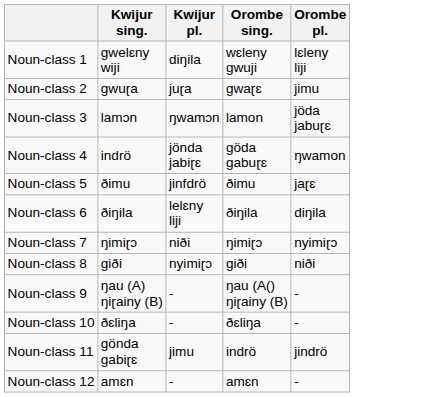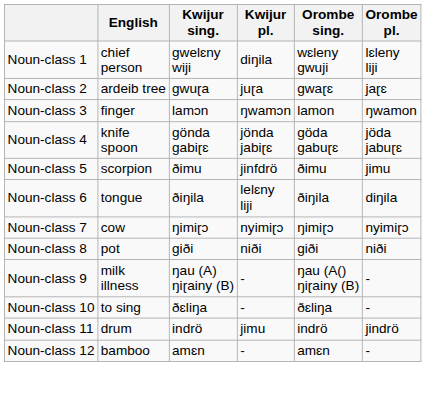+ column: (133, 22)
(307, 89) jimu -> (376, 89) jaɽɛ
(312, 118) jöda jabuɽɛ -> (391, 110) ŋwamon
(116, 155) indrö -> (191, 139) gönda gabiɽɛ
(320, 155) ŋwamon -> (384, 139) jöda jabuɽɛ
(305, 184) jaɽɛ -> (378, 169) jimu
(180, 242) niði -> (262, 227) nyimiɽɔ
(191, 264) nyimiɽɔ -> (251, 249) niði
(120, 351) gönda gabiɽɛ -> (187, 329) indrö
